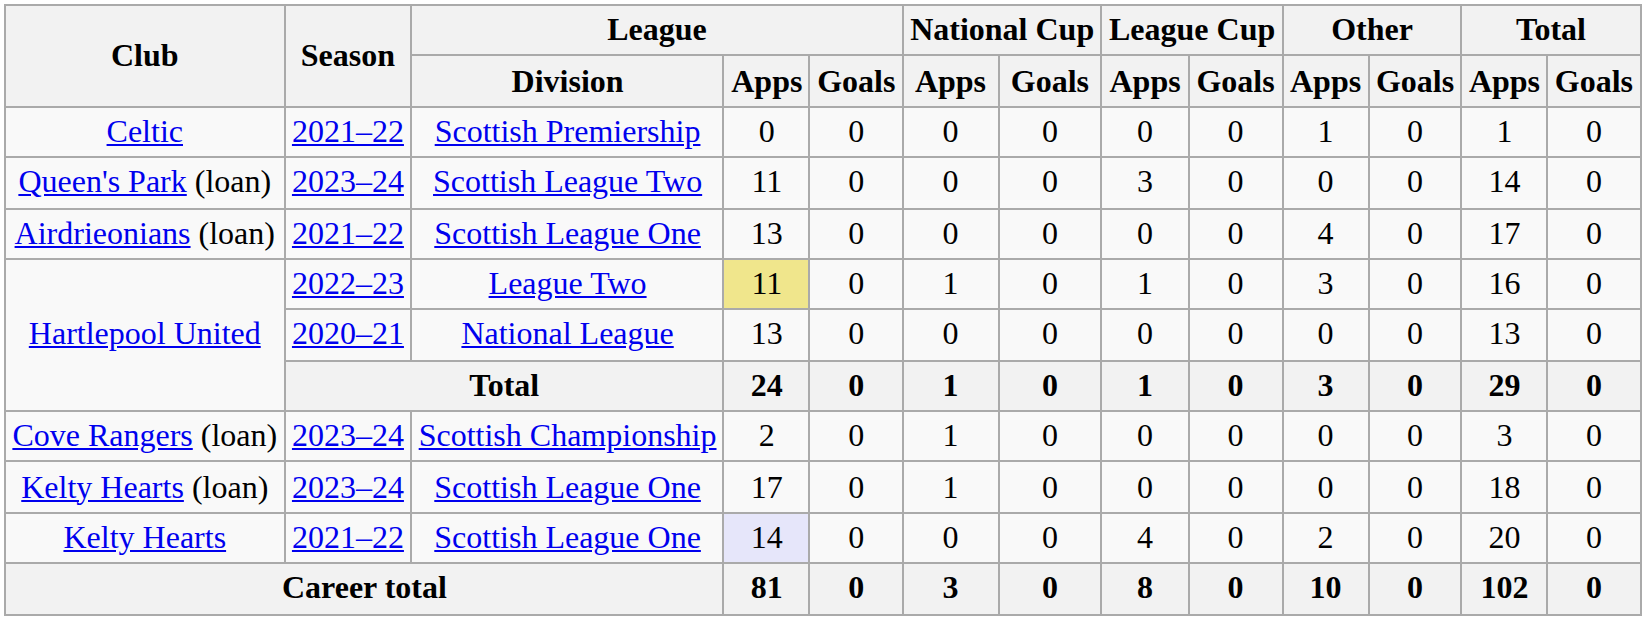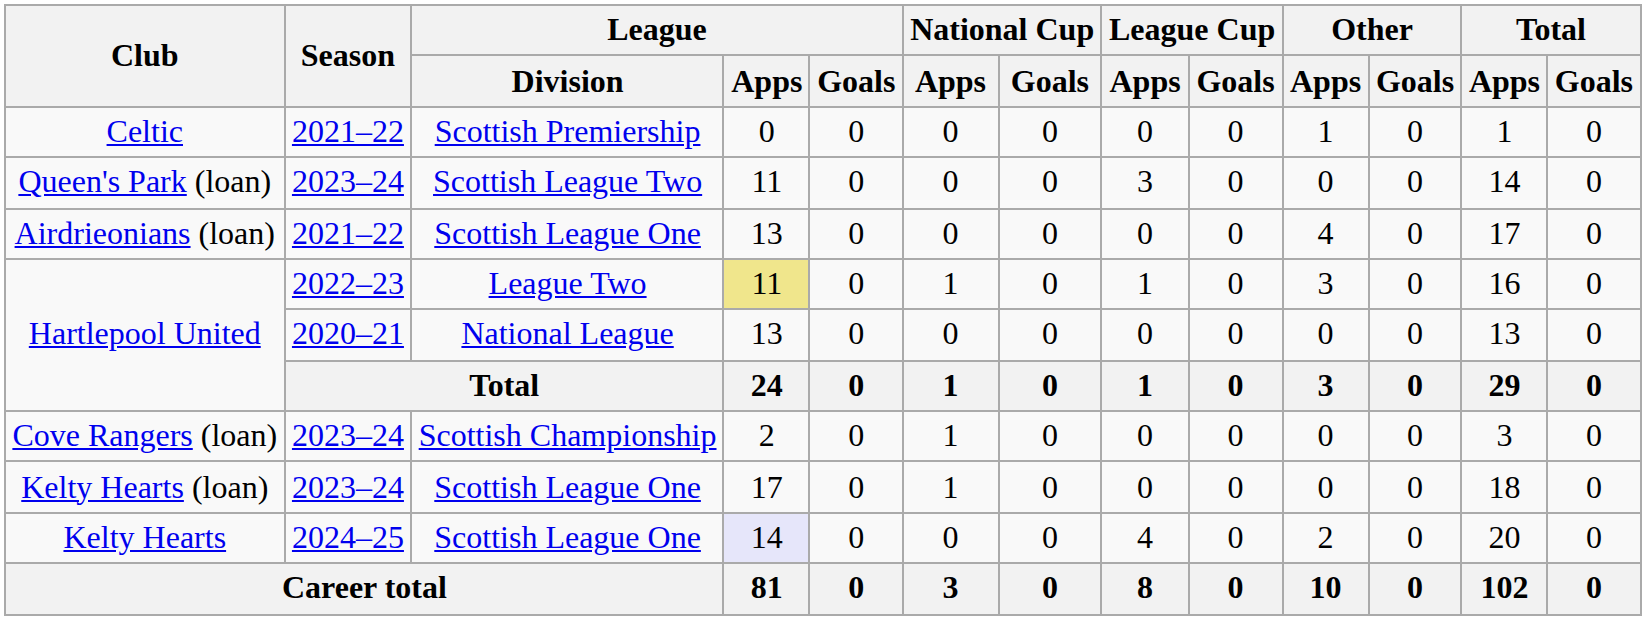(348, 537) 2021–22 -> (348, 537) 2024–25
